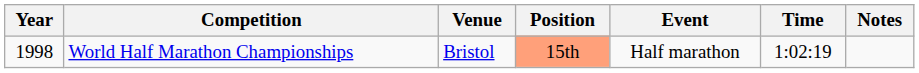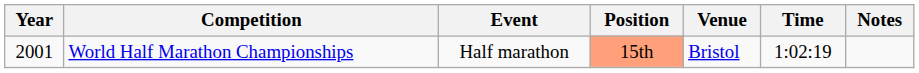columns swapped: (477, 20) <-> (685, 20)
(34, 51) 1998 -> (34, 51) 2001
